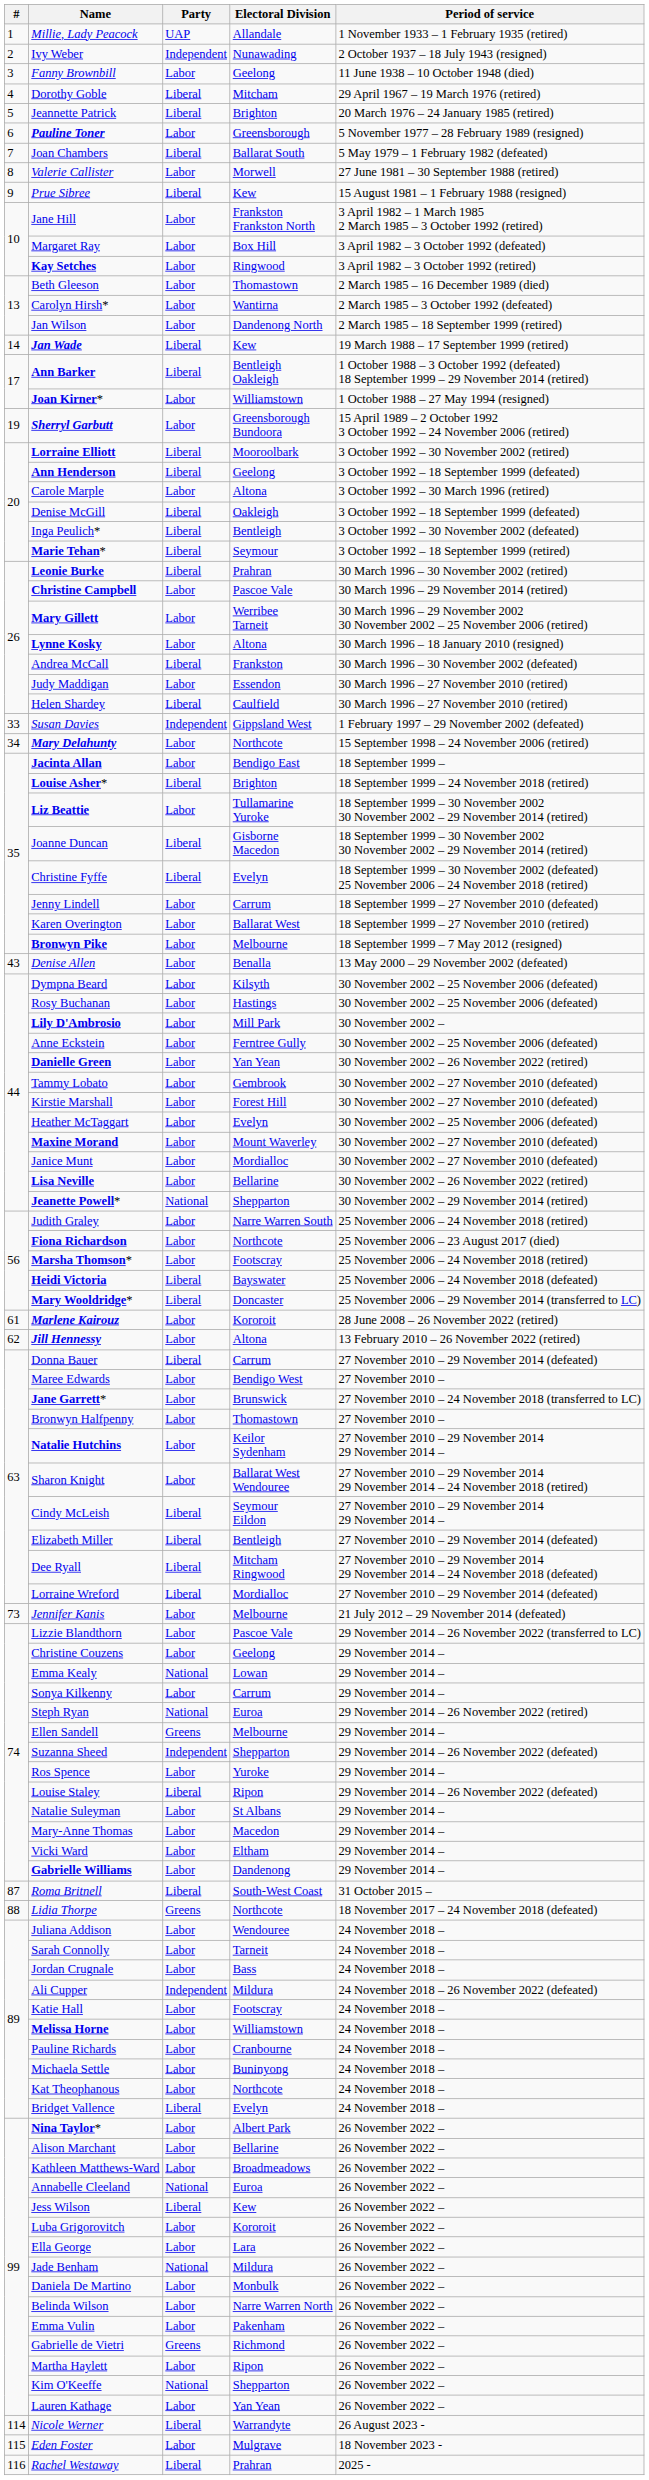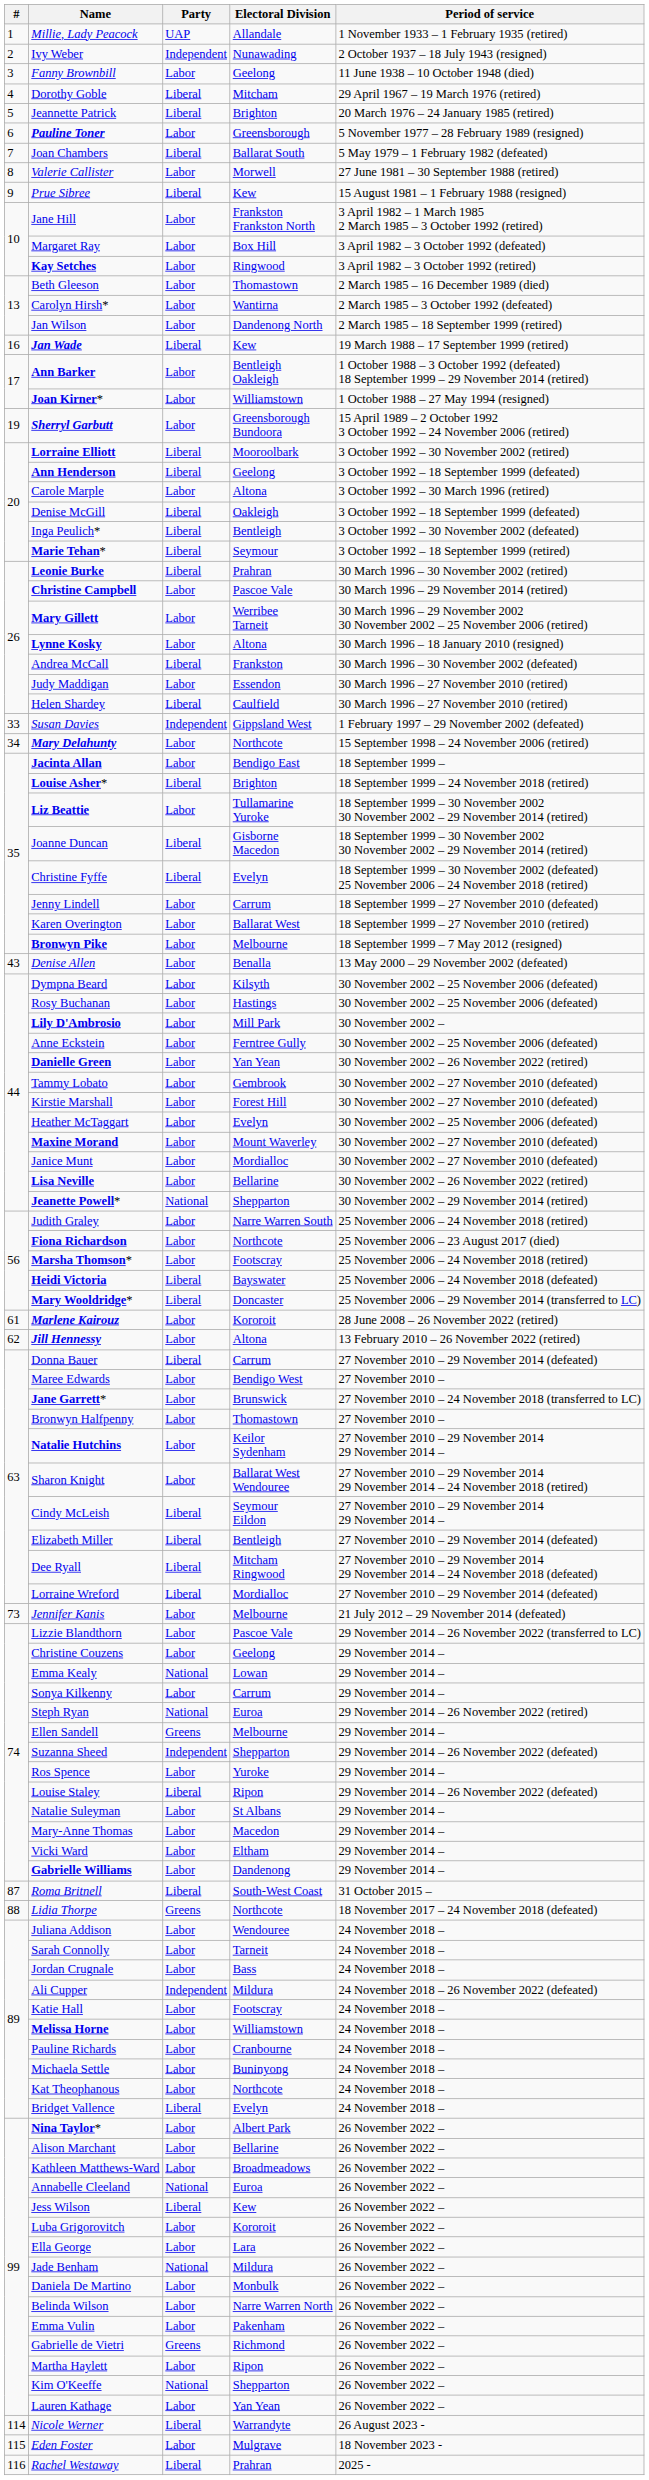(14, 345) 14 -> (14, 345) 16
(183, 371) Liberal -> (180, 371) Labor
